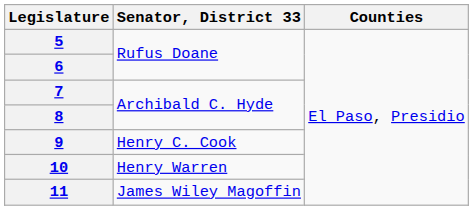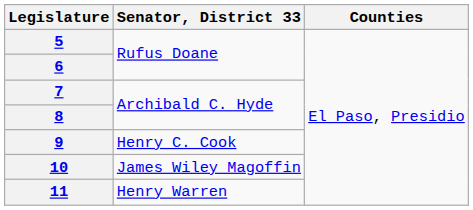(172, 167) Henry Warren -> (209, 167) James Wiley Magoffin
(209, 192) James Wiley Magoffin -> (172, 192) Henry Warren
